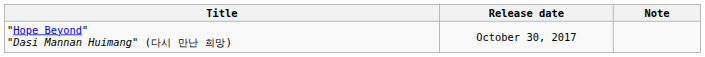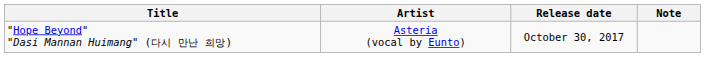+ column: (416, 13)
